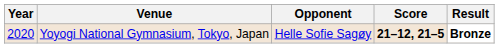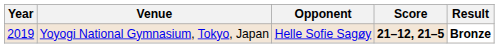(21, 33) 2020 -> (21, 33) 2019
